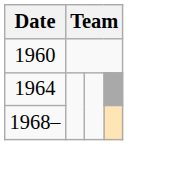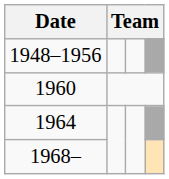+ row: (55, 55)
